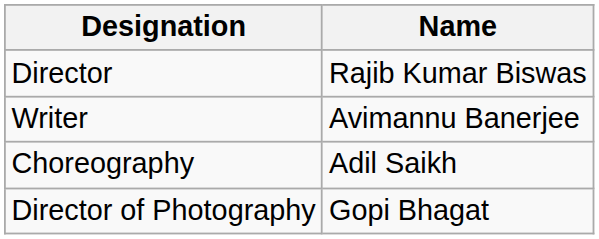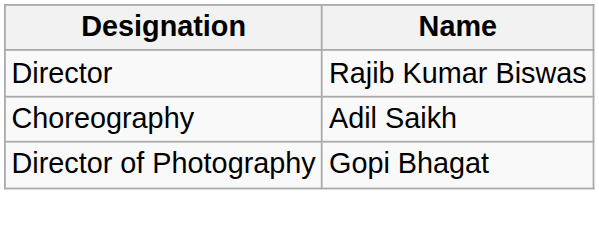- row: (50, 118)
